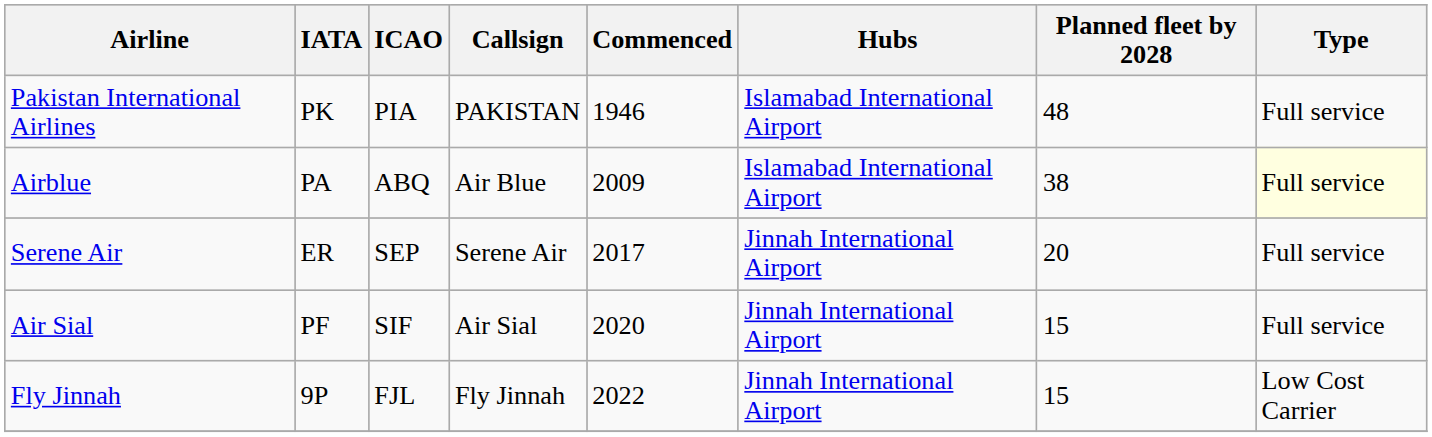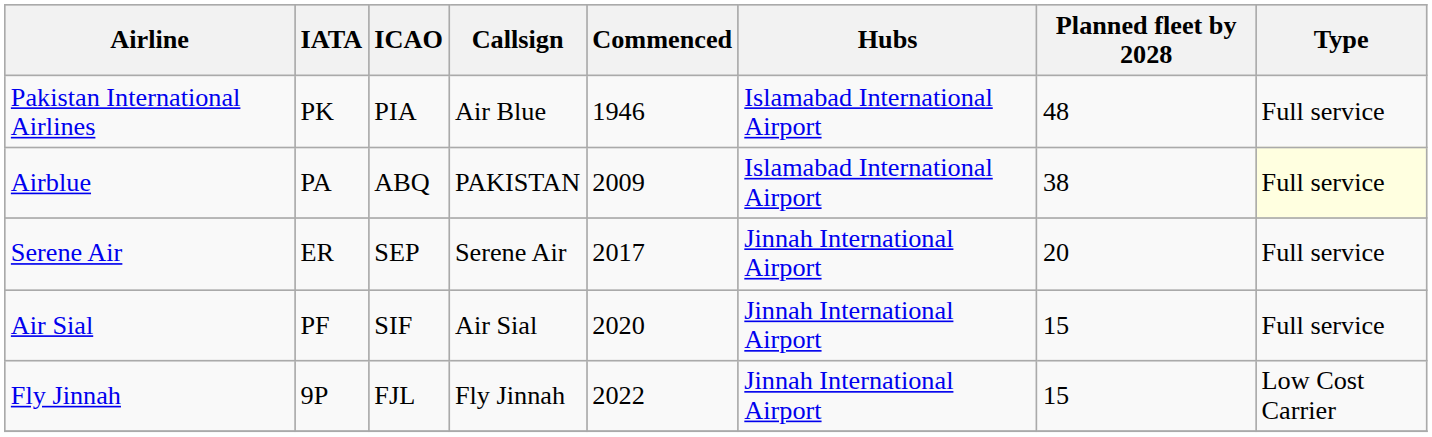(518, 111) PAKISTAN -> (500, 111) Air Blue
(500, 182) Air Blue -> (518, 182) PAKISTAN
